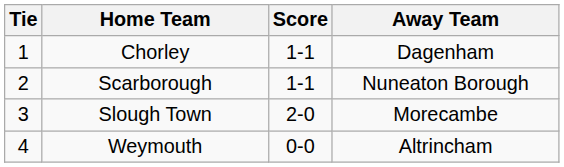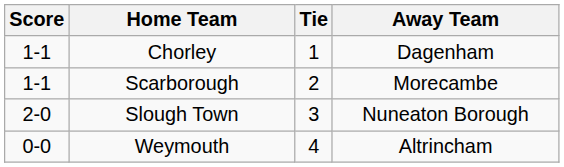columns swapped: (23, 20) <-> (300, 20)
(446, 83) Nuneaton Borough -> (446, 83) Morecambe
(446, 114) Morecambe -> (446, 114) Nuneaton Borough
